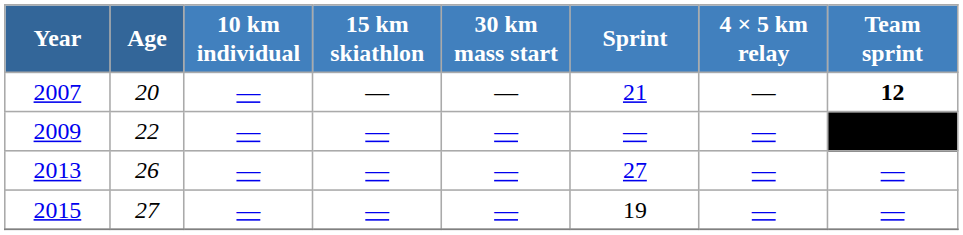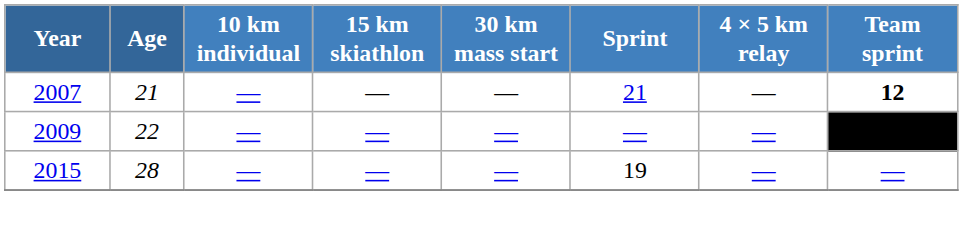(147, 91) 20 -> (147, 91) 21
- row: (57, 170)
(147, 210) 27 -> (147, 170) 28
